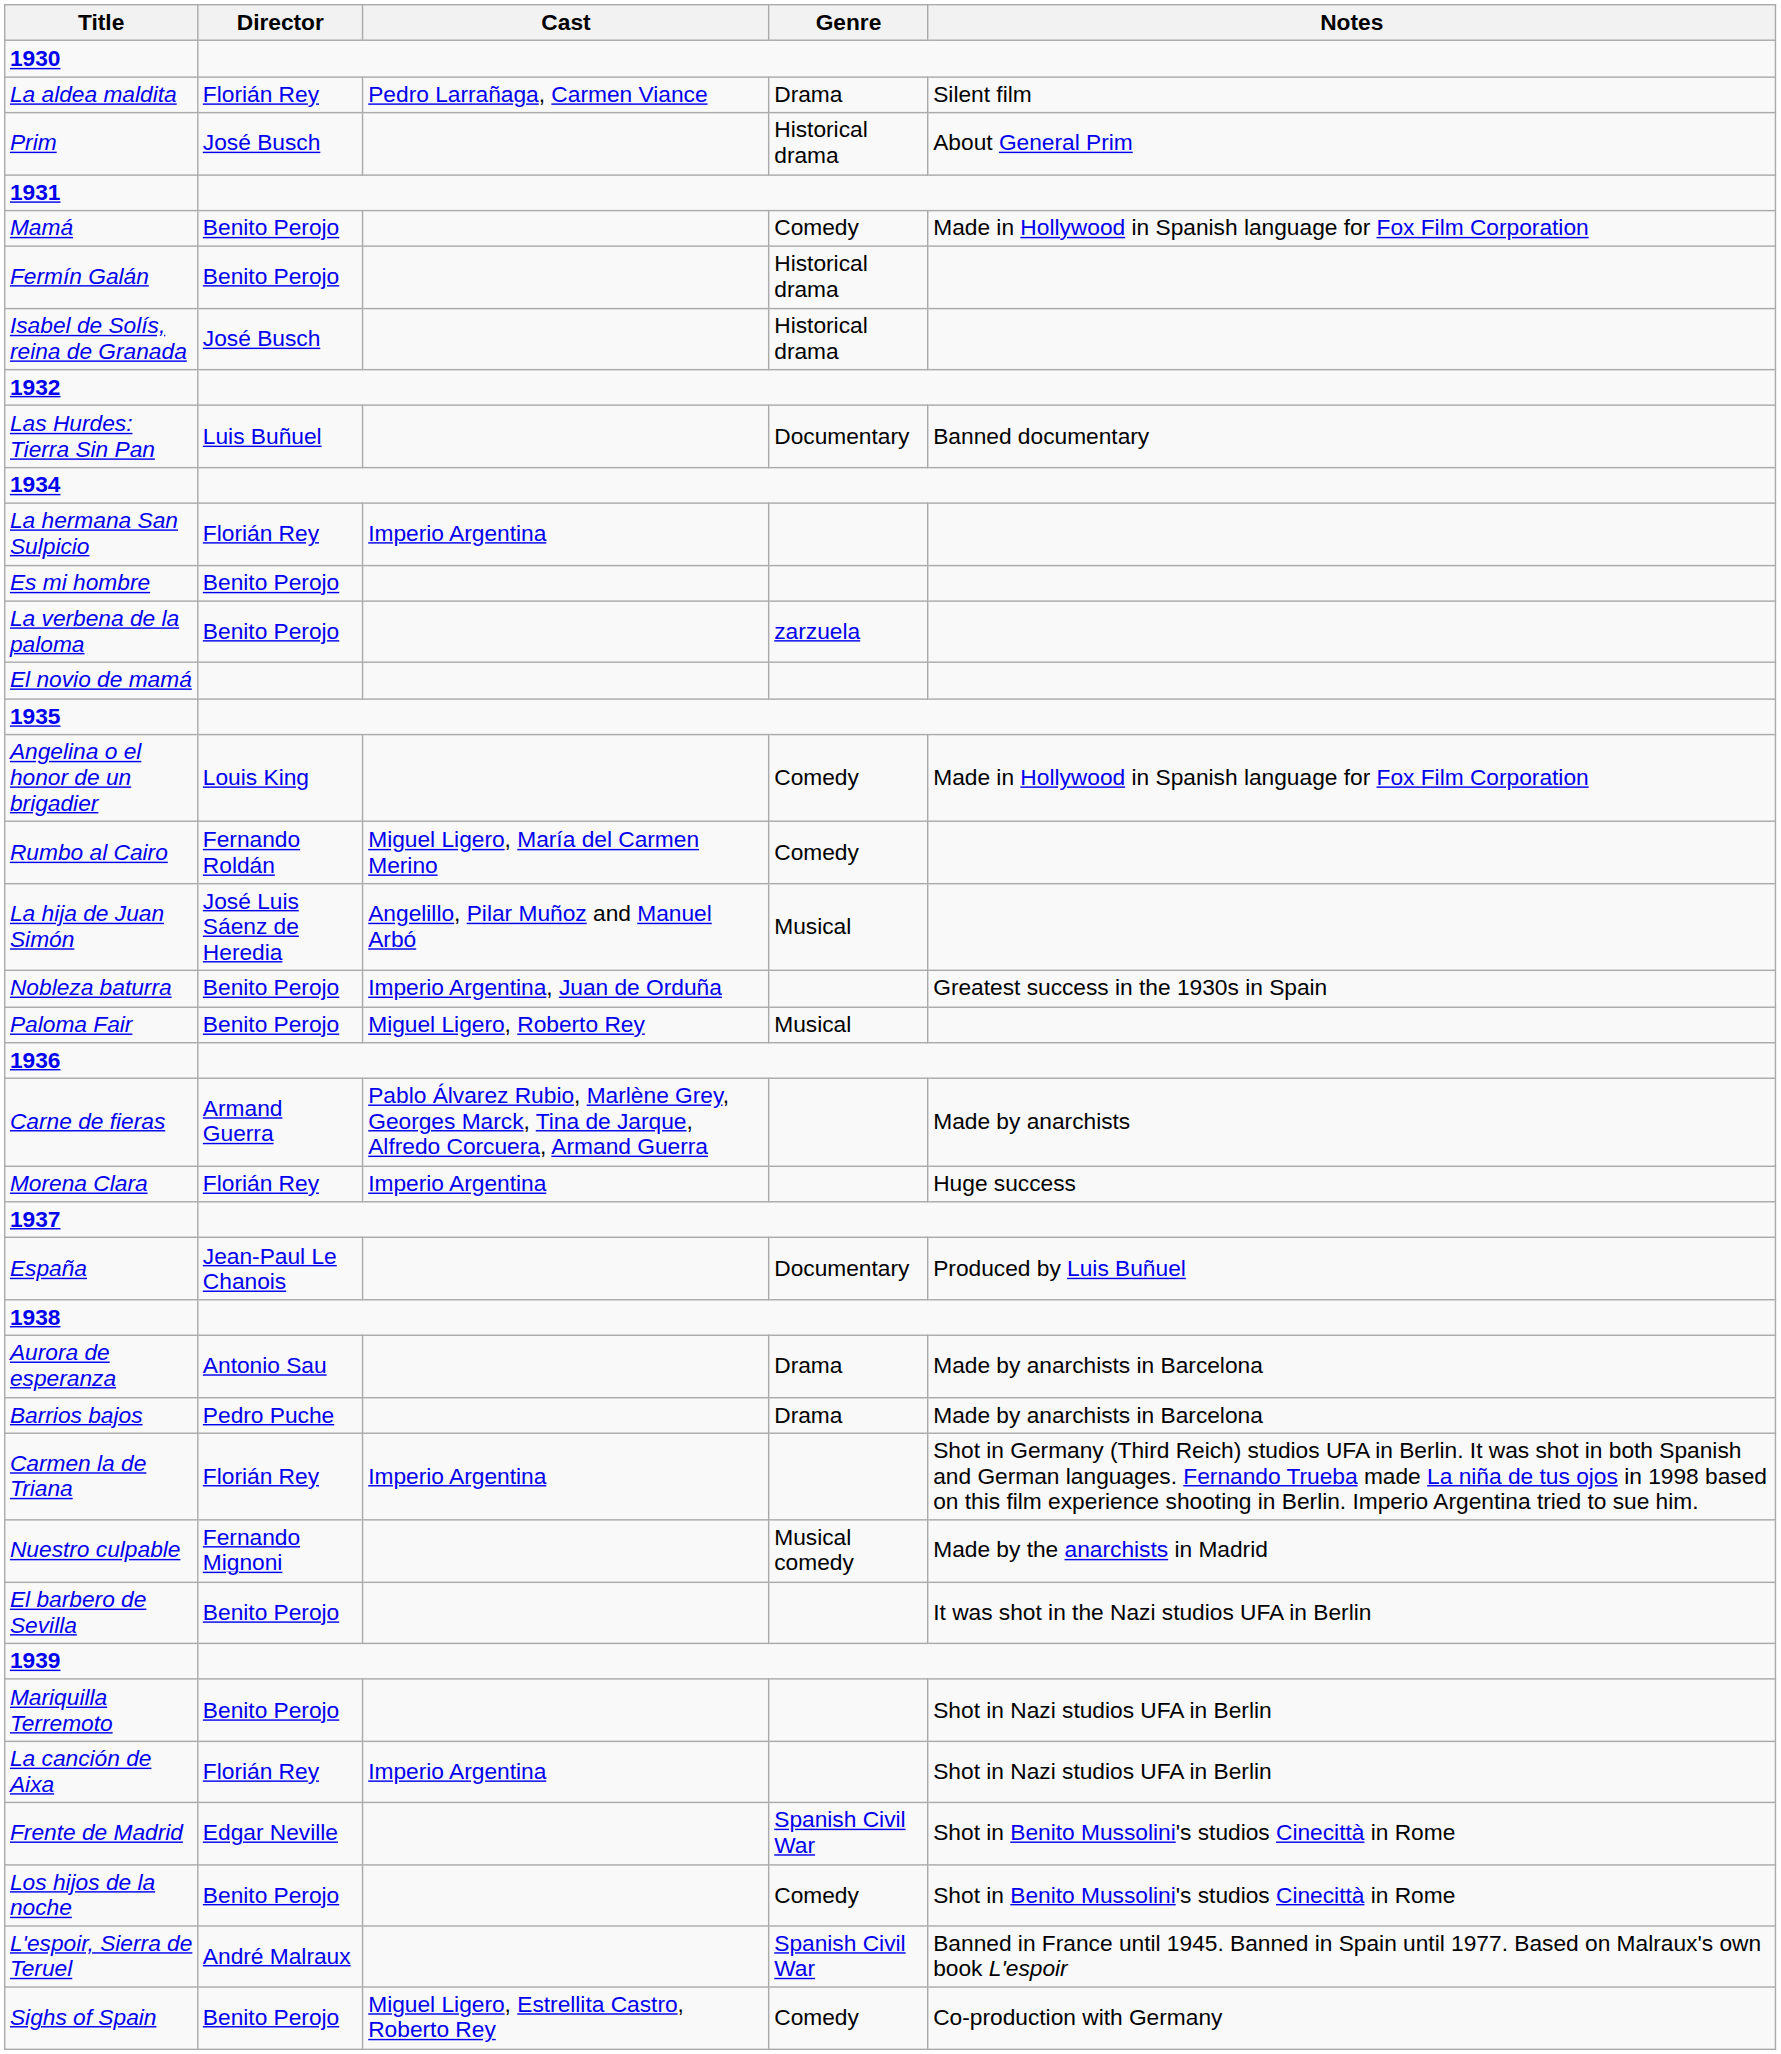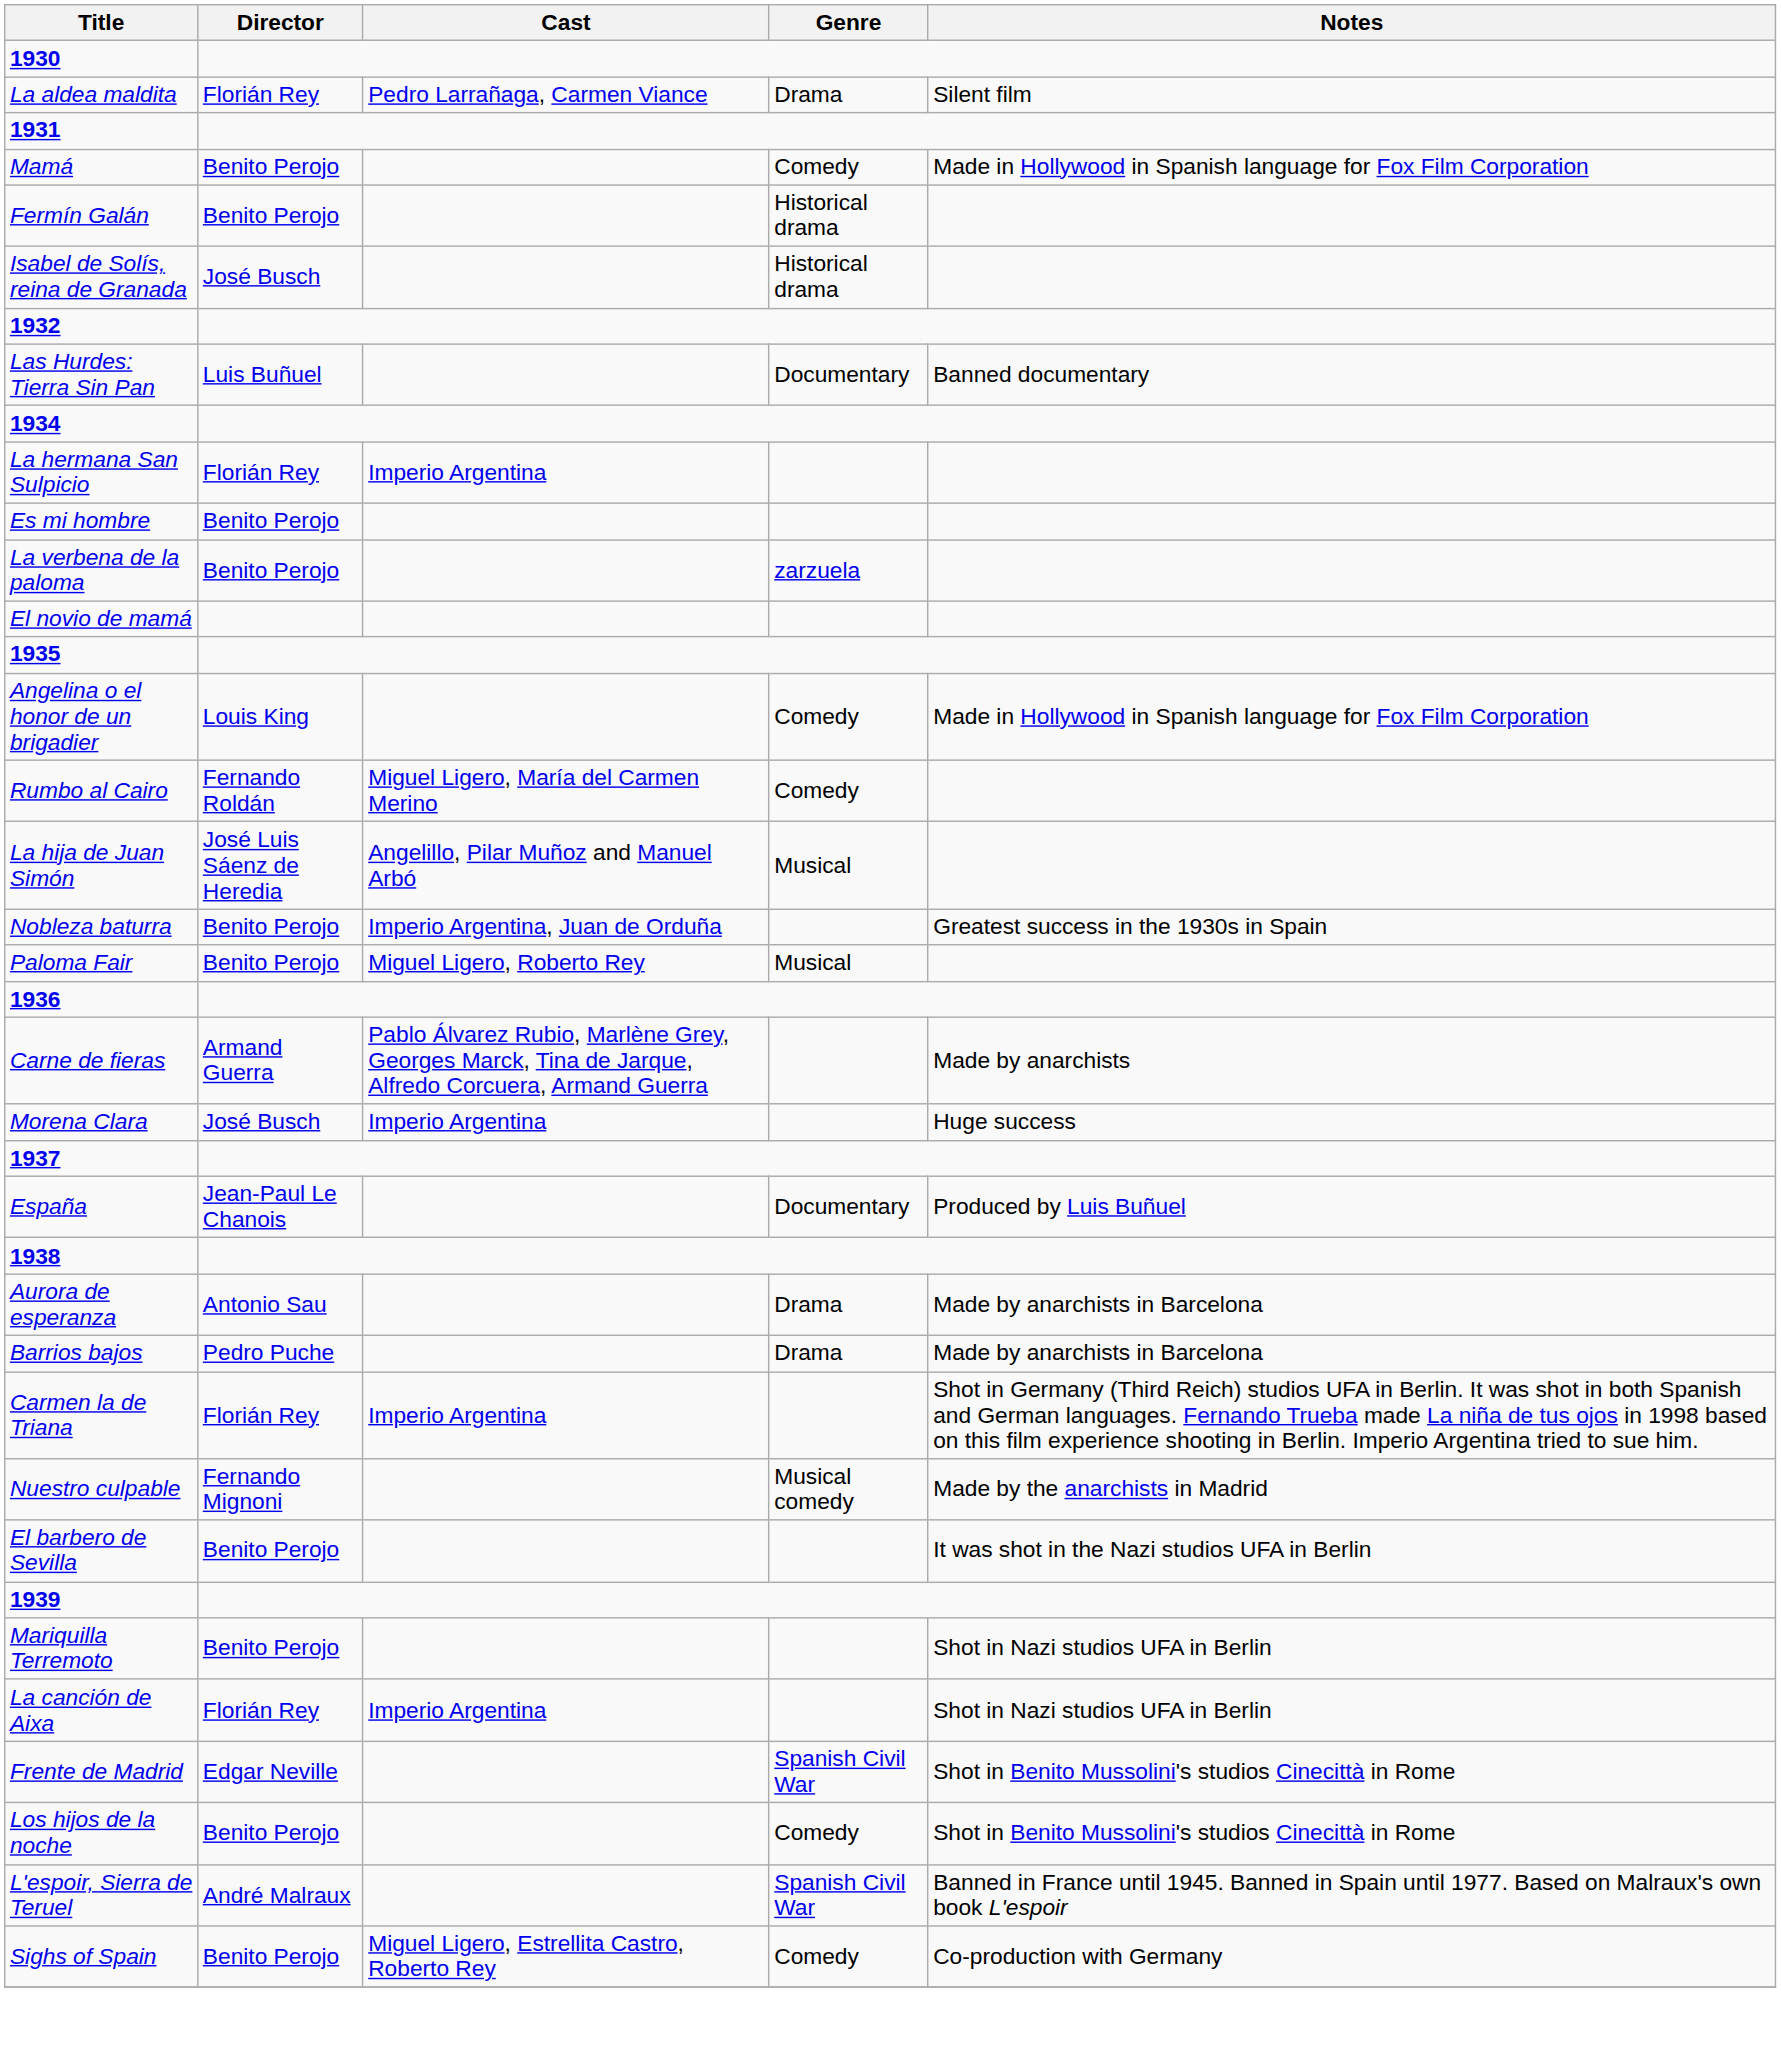- row: (33, 143)
(261, 1183) Florián Rey -> (262, 1121) José Busch
